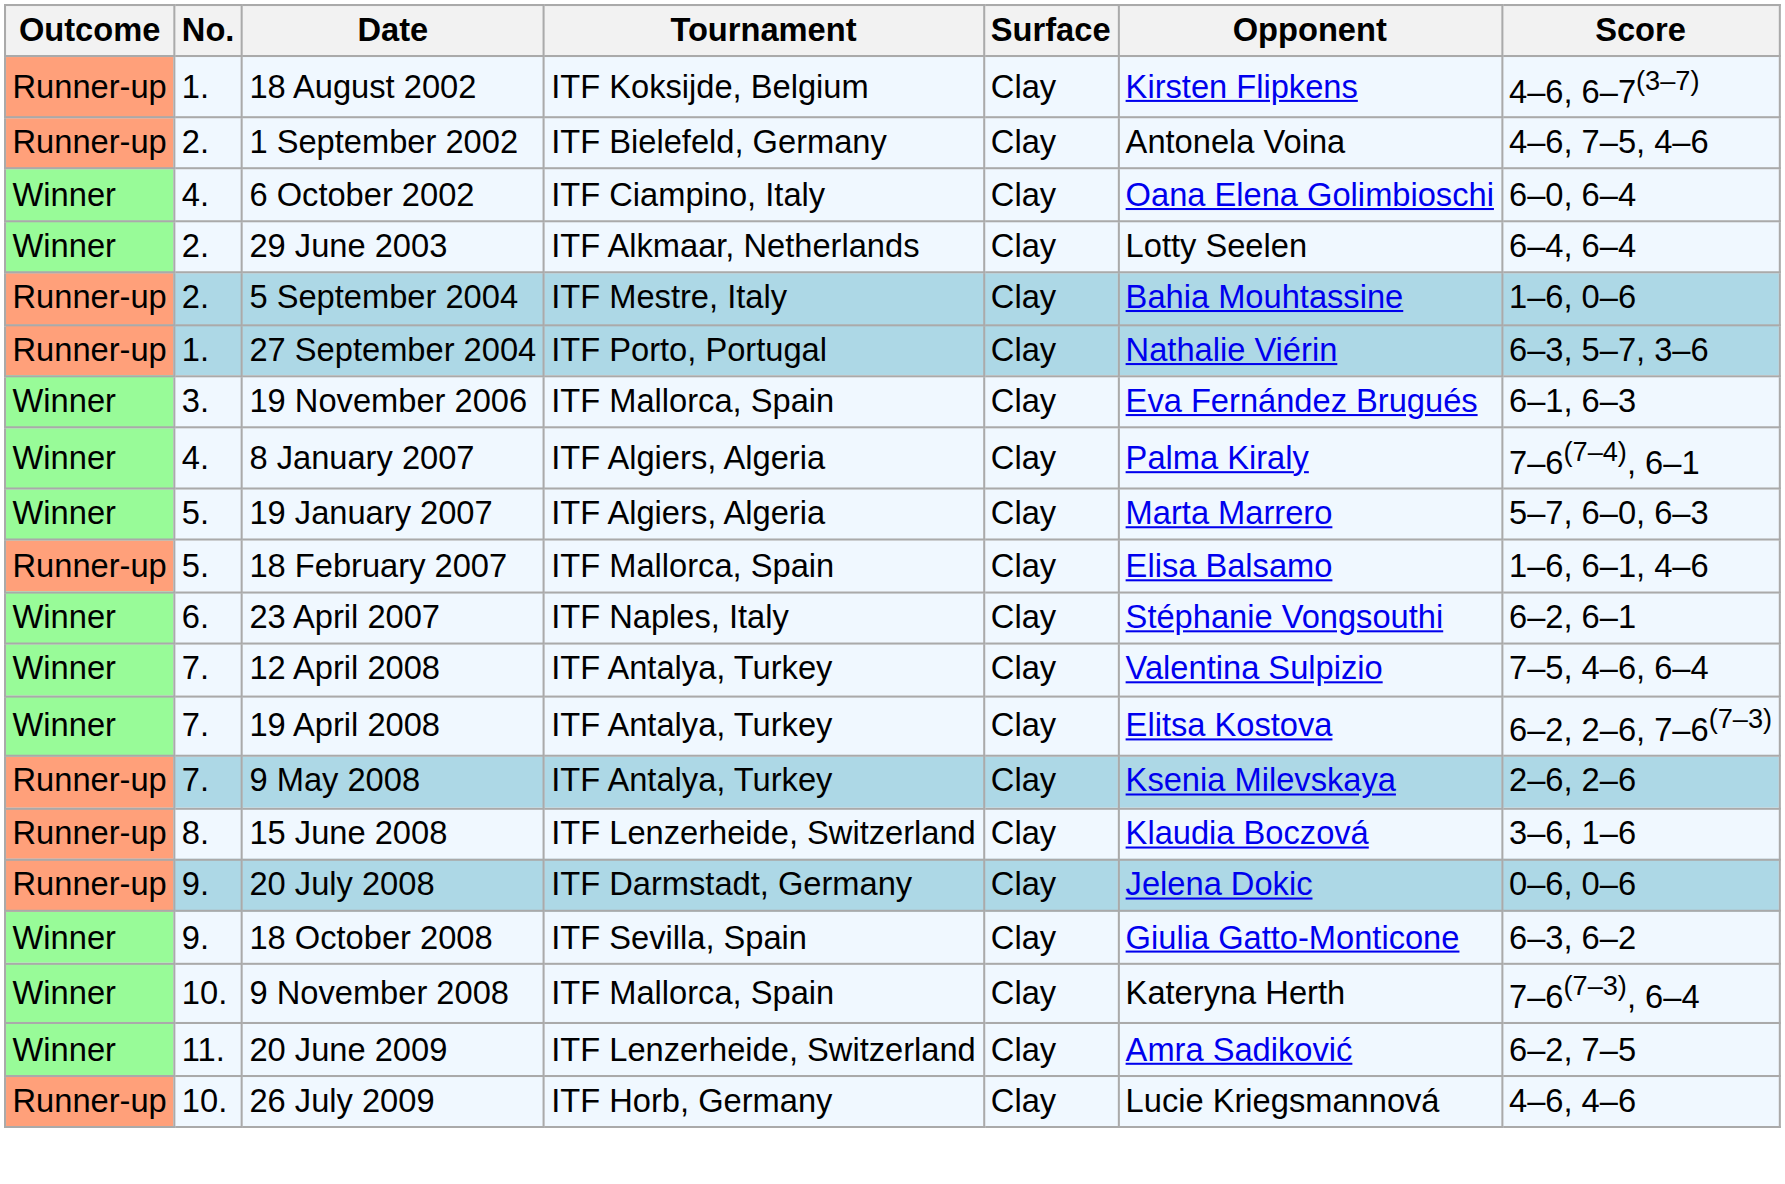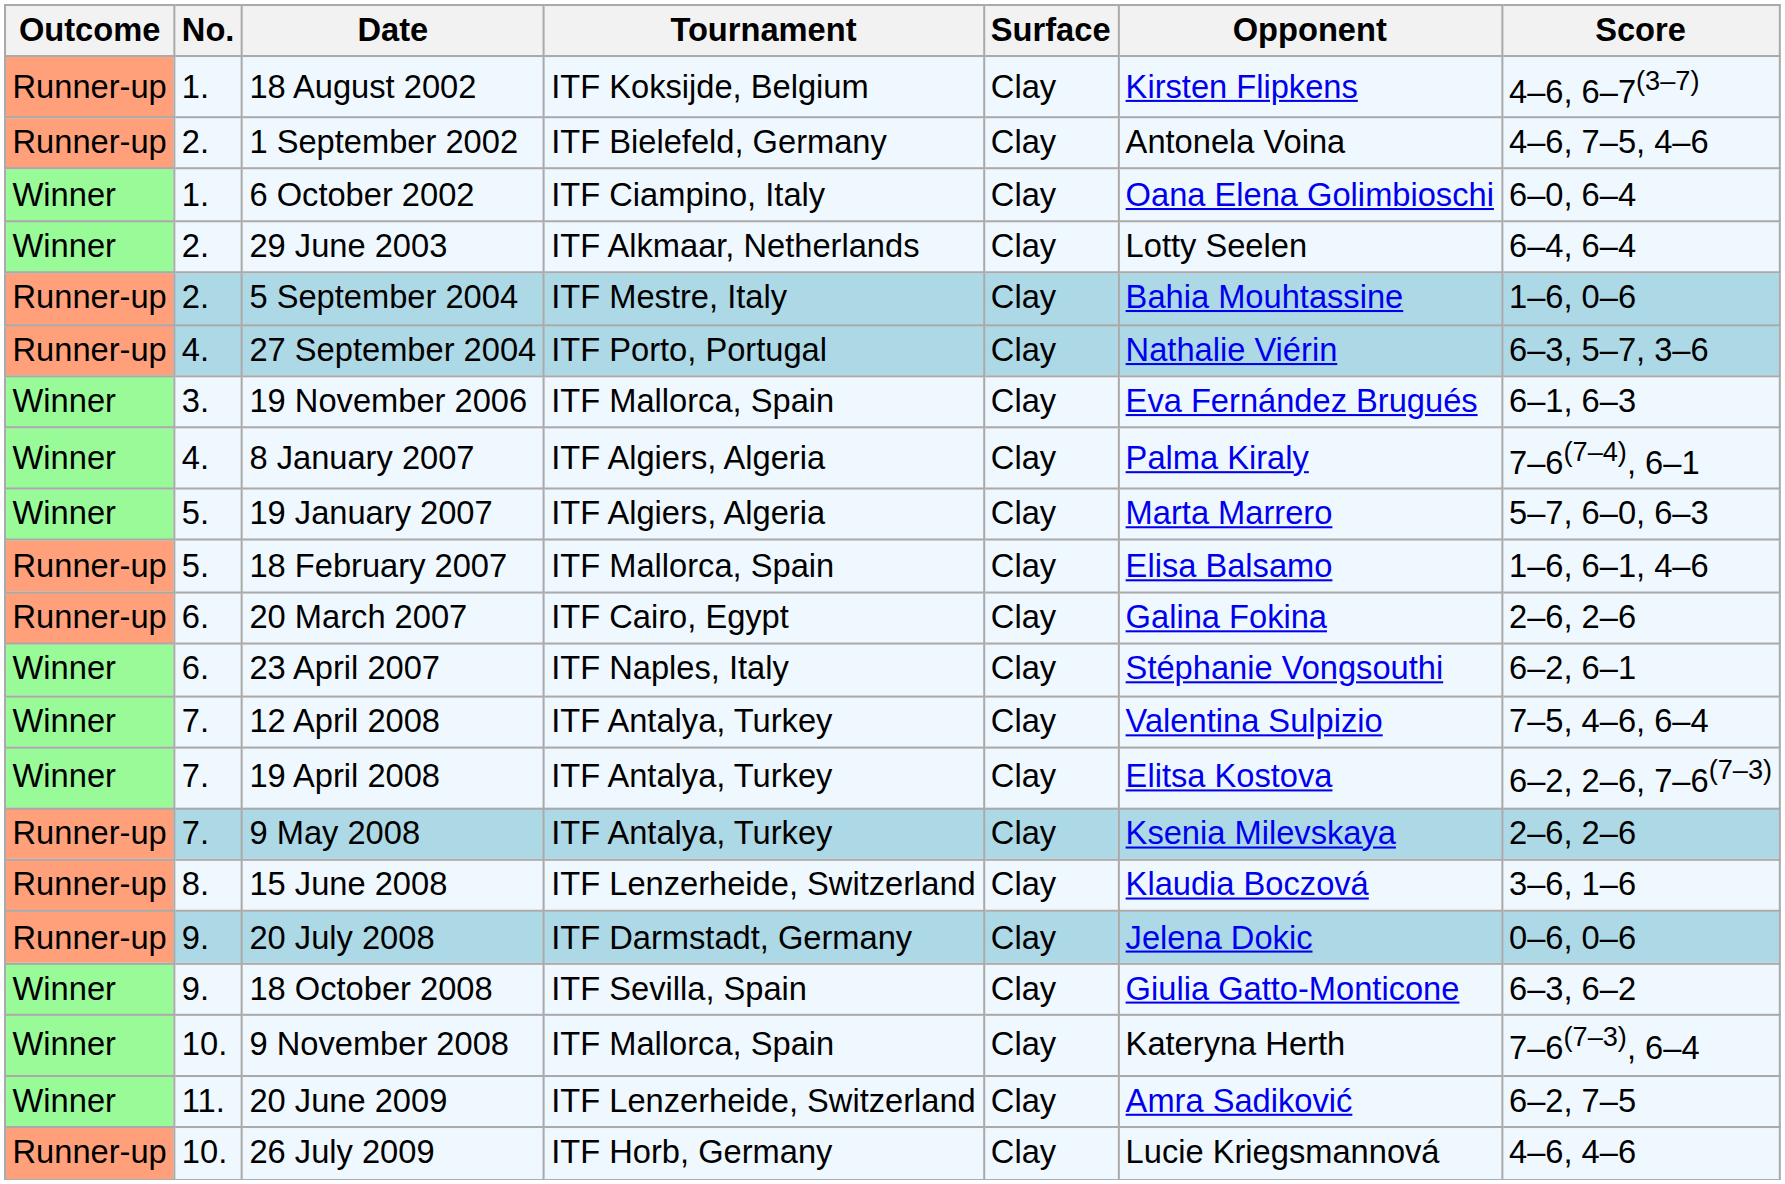(195, 194) 4. -> (195, 194) 1.
(195, 349) 1. -> (195, 349) 4.
+ row: (358, 617)
